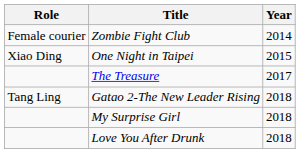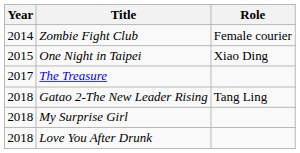columns swapped: (279, 14) <-> (46, 14)
